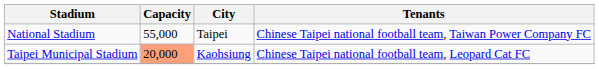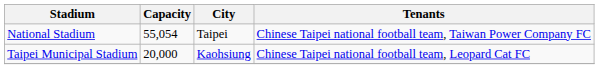(160, 34) 55,000 -> (160, 34) 55,054
(160, 53) lightsalmon background -> (160, 53) no background
